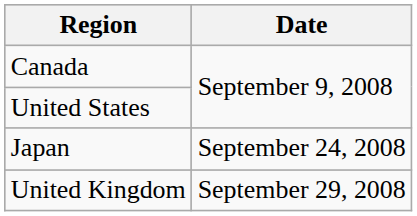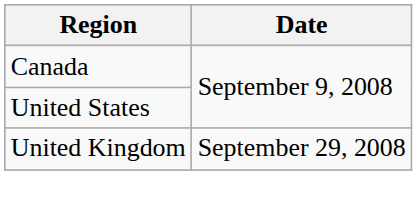- row: (40, 148)
